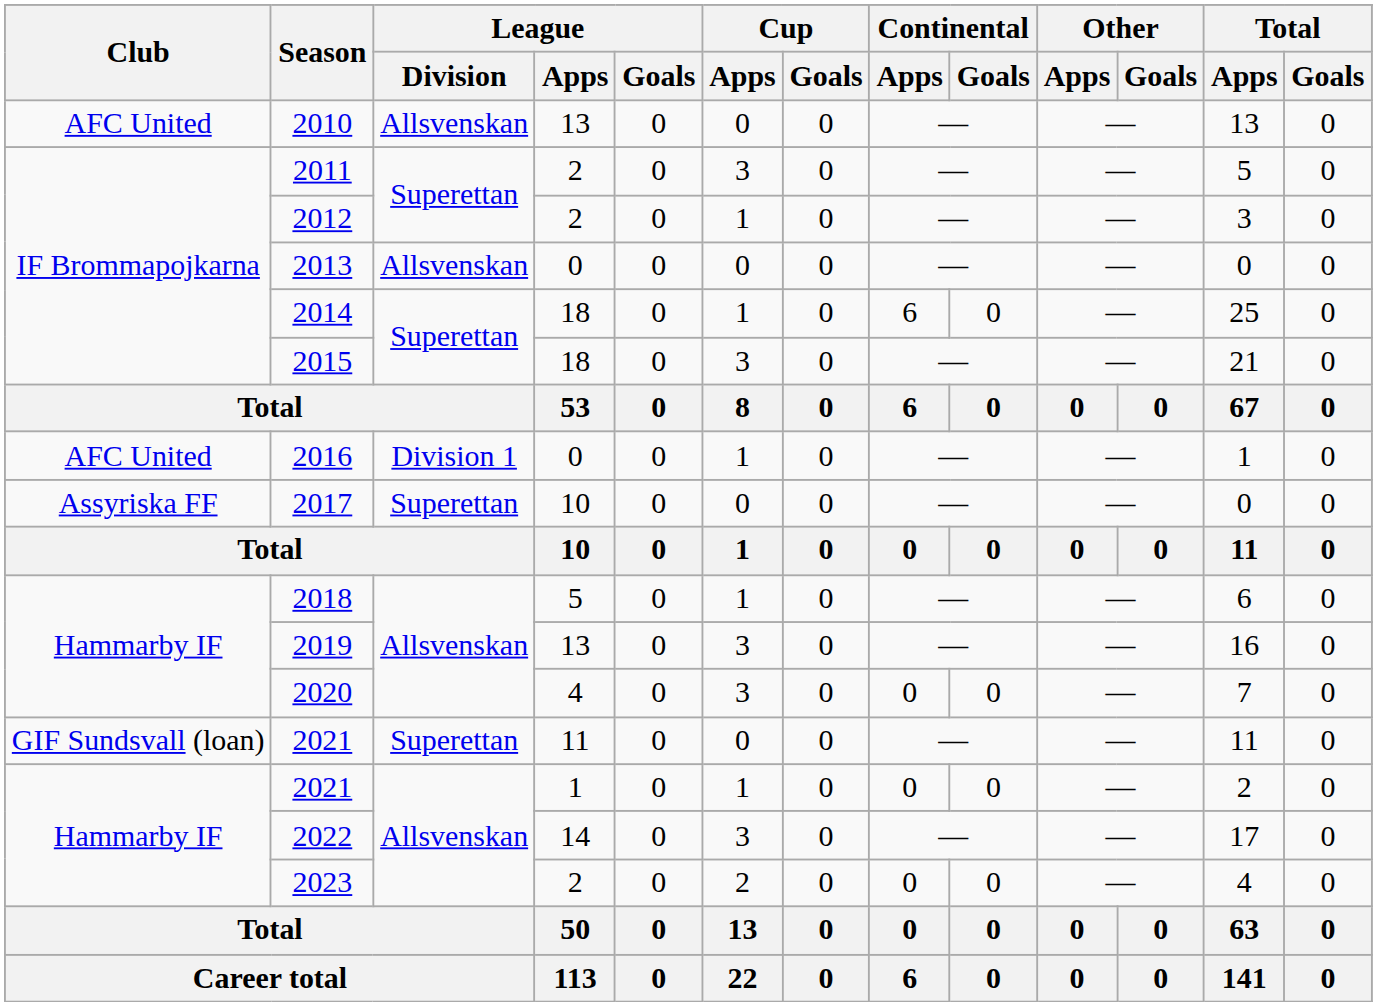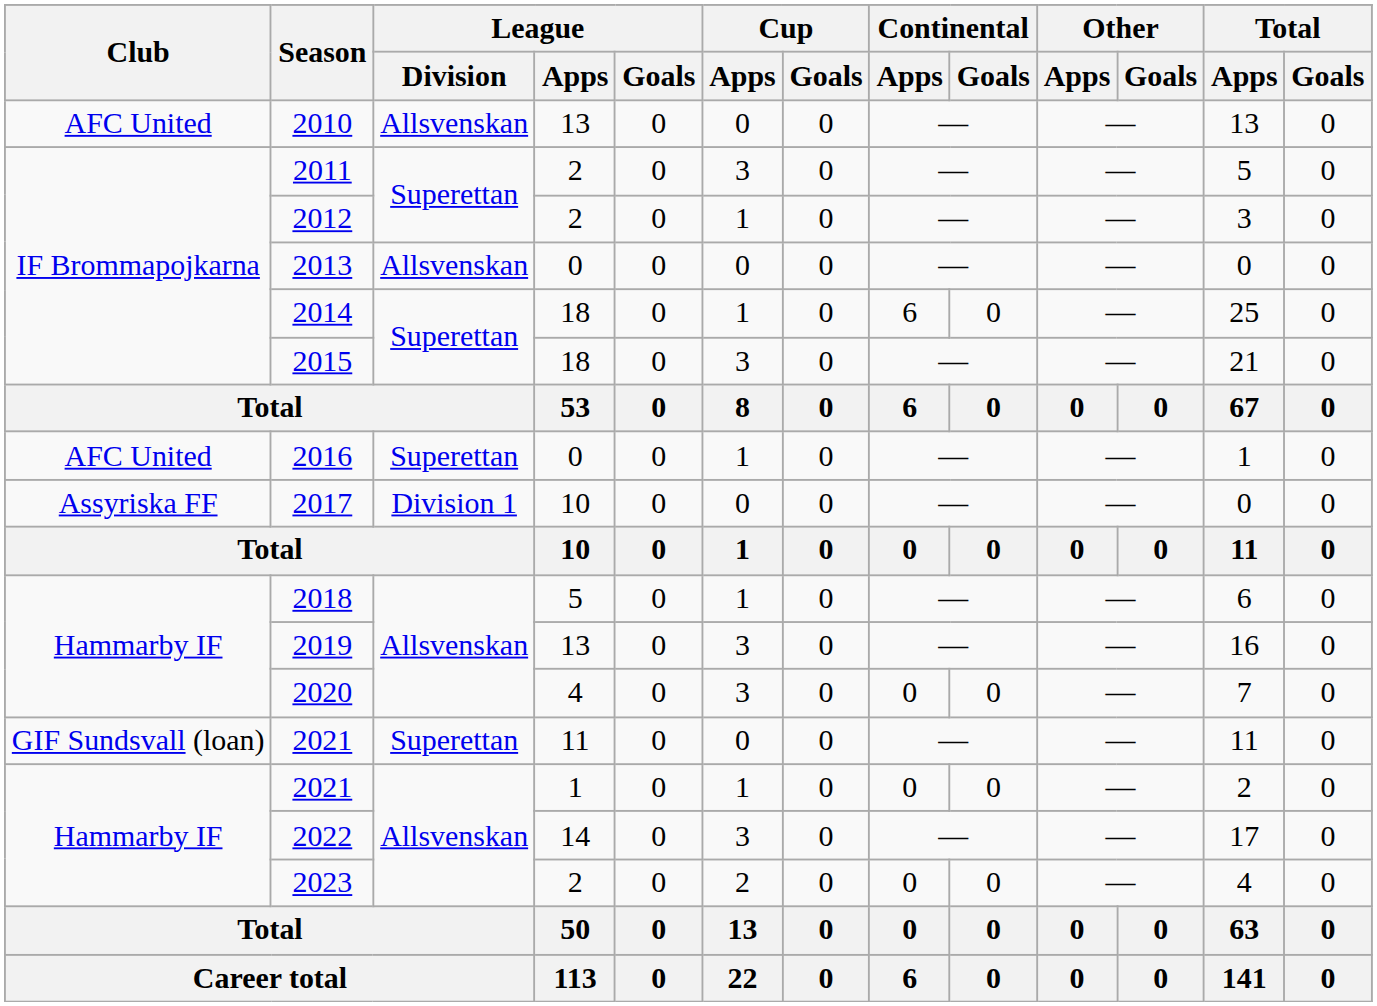(454, 455) Division 1 -> (454, 455) Superettan
(454, 502) Superettan -> (454, 502) Division 1
